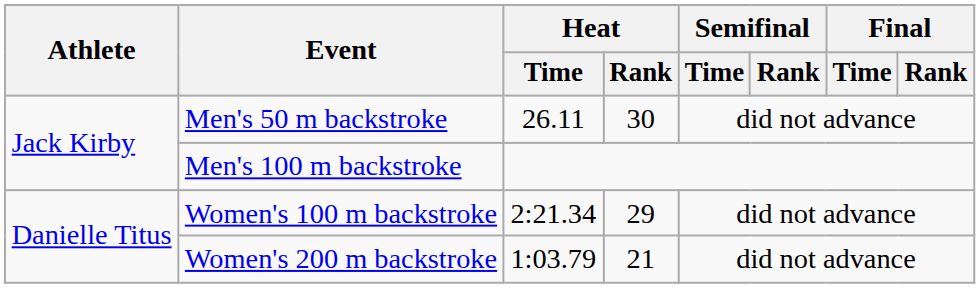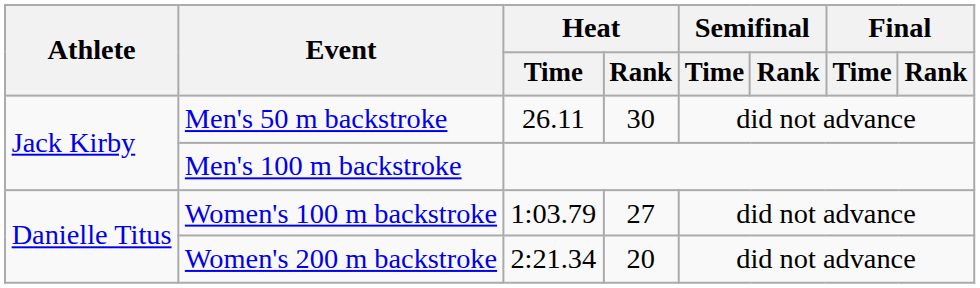(553, 212) 2:21.34 -> (553, 212) 1:03.79
(641, 212) 29 -> (641, 212) 27
(553, 259) 1:03.79 -> (553, 259) 2:21.34
(641, 259) 21 -> (641, 259) 20
